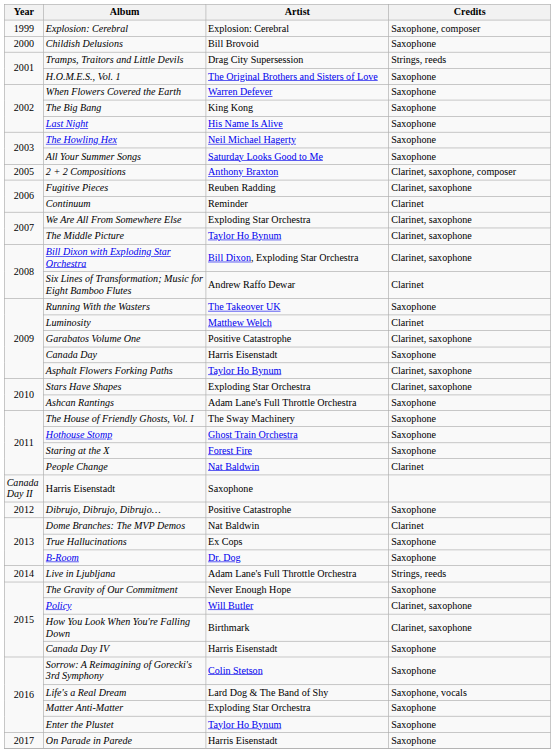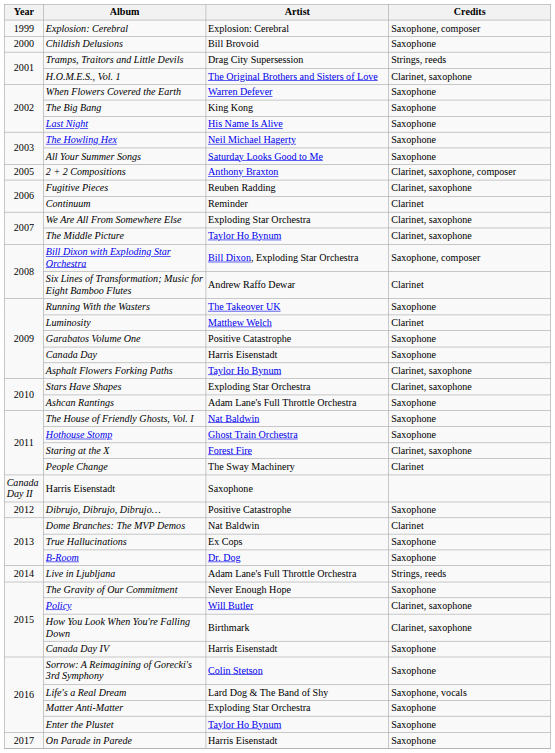(414, 76) Saxophone -> (432, 76) Clarinet, saxophone
(432, 257) Clarinet, saxophone -> (436, 257) Saxophone, composer
(432, 338) Clarinet, saxophone -> (414, 338) Saxophone
(251, 418) The Sway Machinery -> (234, 418) Nat Baldwin
(414, 450) Saxophone -> (432, 450) Clarinet, saxophone
(234, 466) Nat Baldwin -> (251, 466) The Sway Machinery
